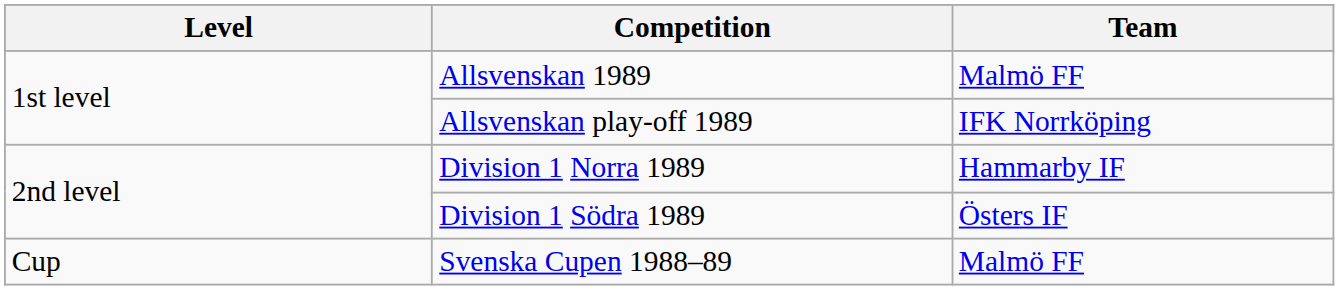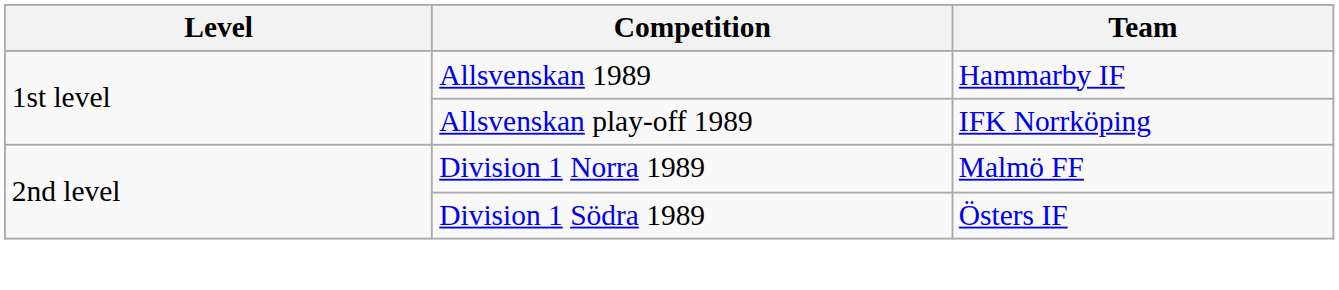(1021, 74) Malmö FF -> (1042, 74) Hammarby IF
(1042, 167) Hammarby IF -> (1021, 167) Malmö FF
- row: (586, 261)
